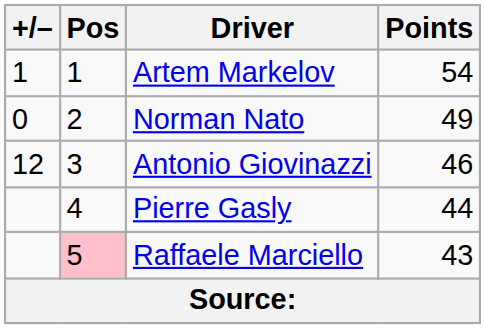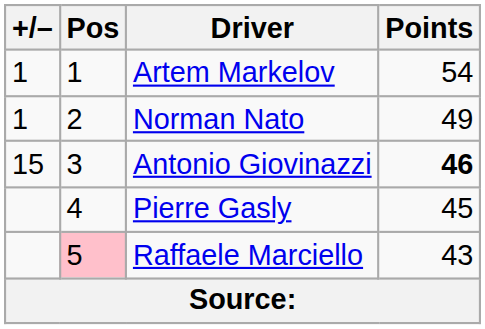(20, 118) 0 -> (20, 118) 1
(28, 164) 12 -> (28, 164) 15
(457, 164) normal -> (457, 164) bold
(457, 209) 44 -> (457, 209) 45
